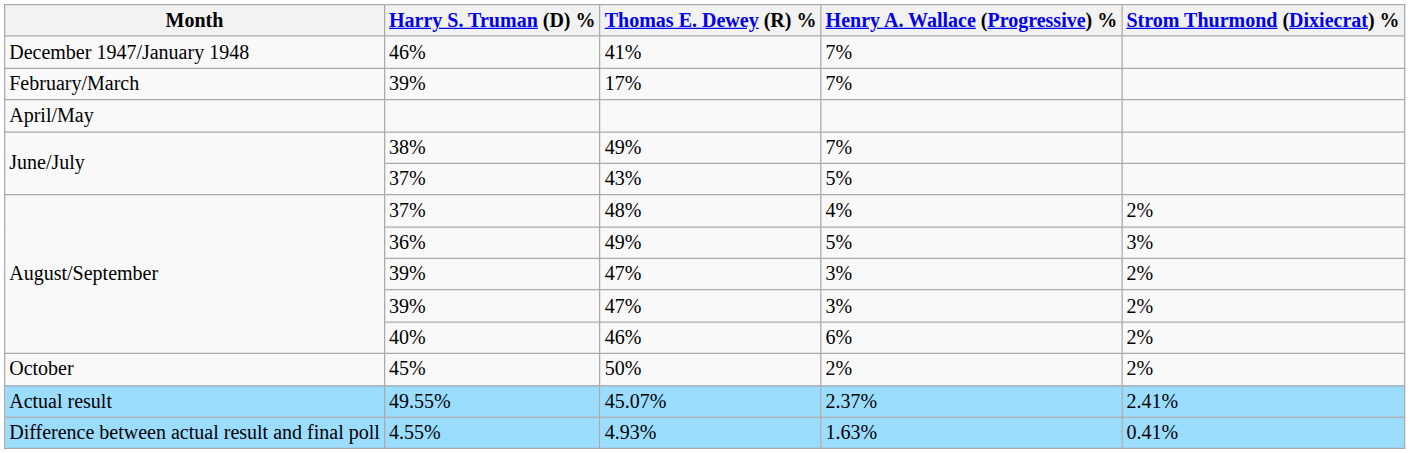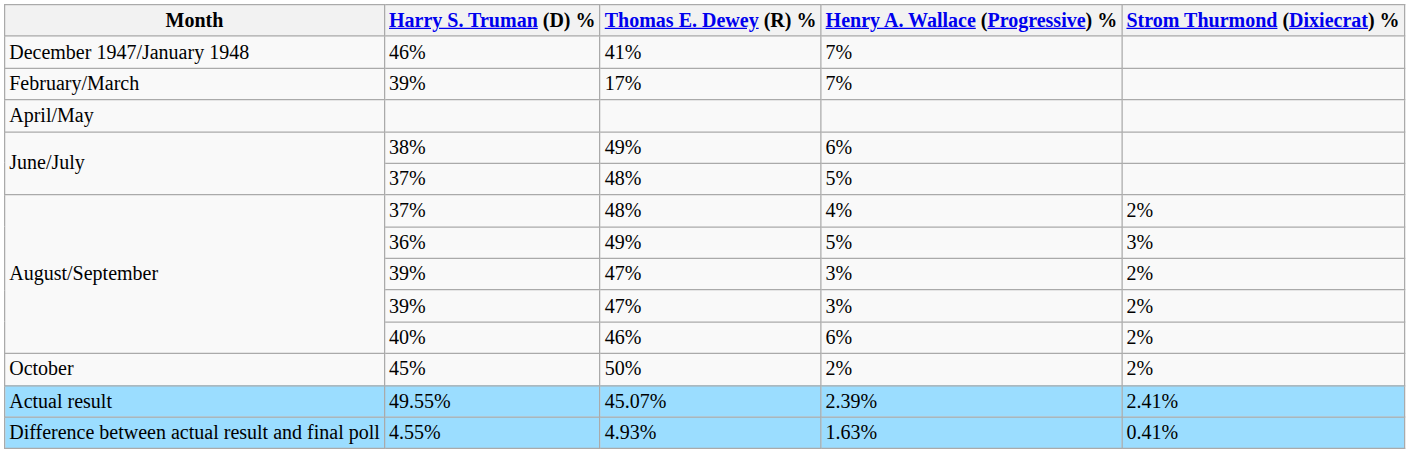(839, 147) 7% -> (839, 147) 6%
(623, 178) 43% -> (623, 178) 48%
(851, 400) 2.37% -> (851, 400) 2.39%
